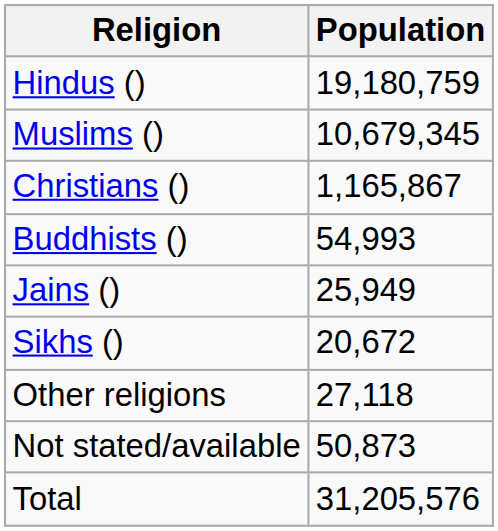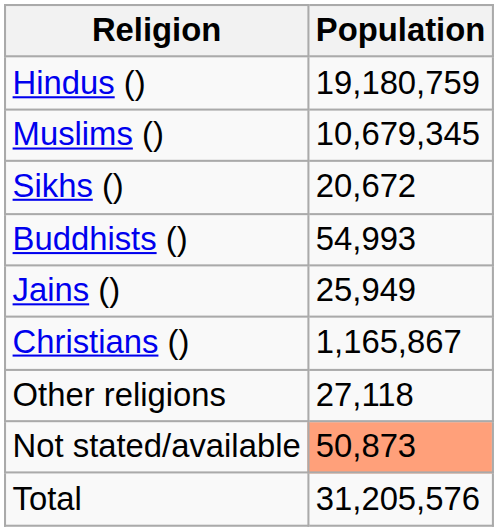rows swapped: (101, 186) <-> (68, 342)
(366, 446) no background -> (366, 446) lightsalmon background
